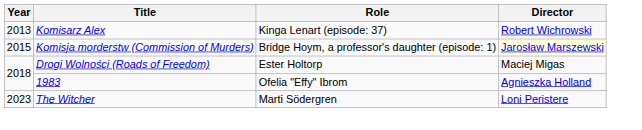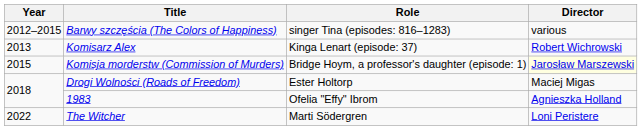+ row: (172, 30)
(19, 99) 2023 -> (19, 116) 2022
